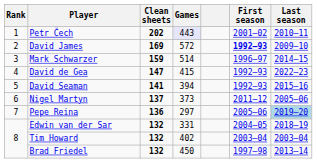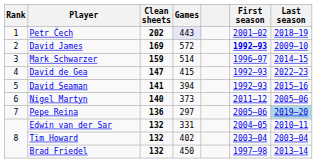(291, 33) 2010–11 -> (291, 33) 2018–19
(156, 99) 137 -> (156, 99) 140
(291, 125) 2018–19 -> (291, 125) 2010–11
